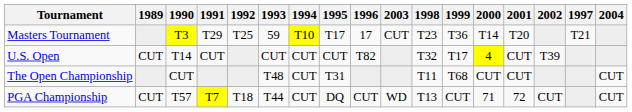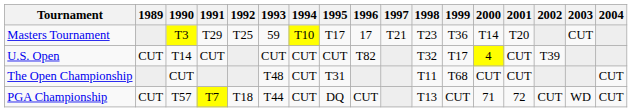columns swapped: (581, 14) <-> (396, 14)
